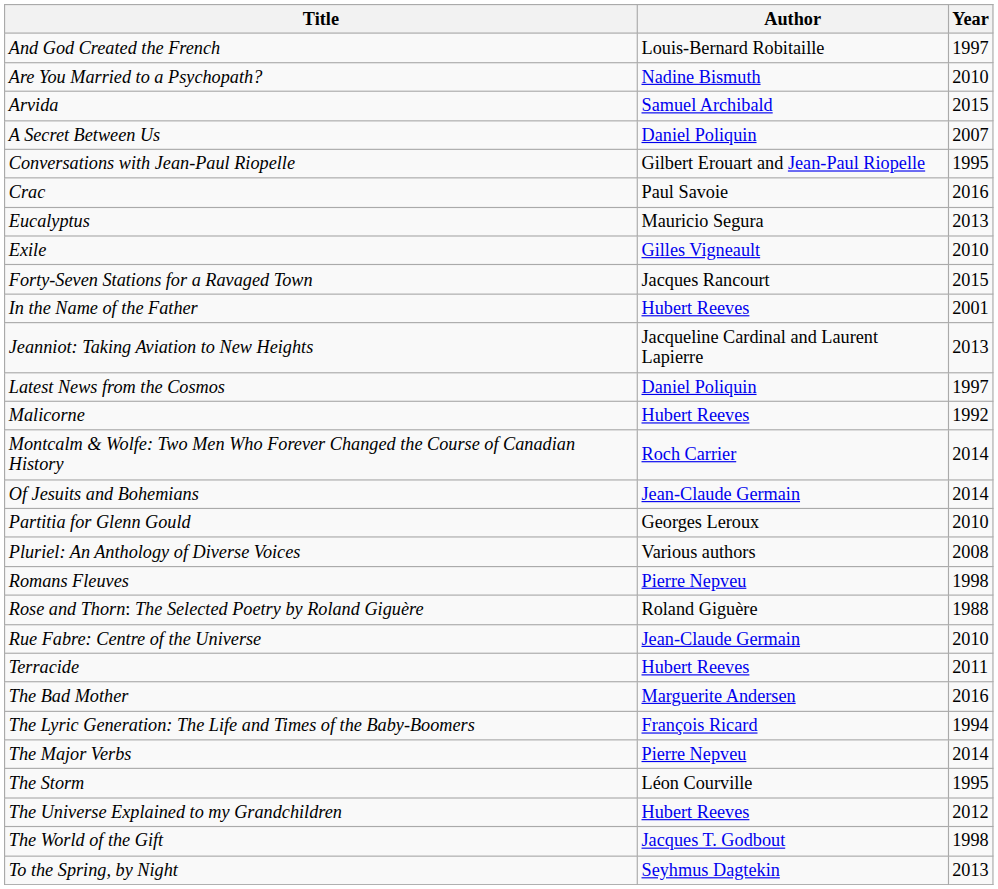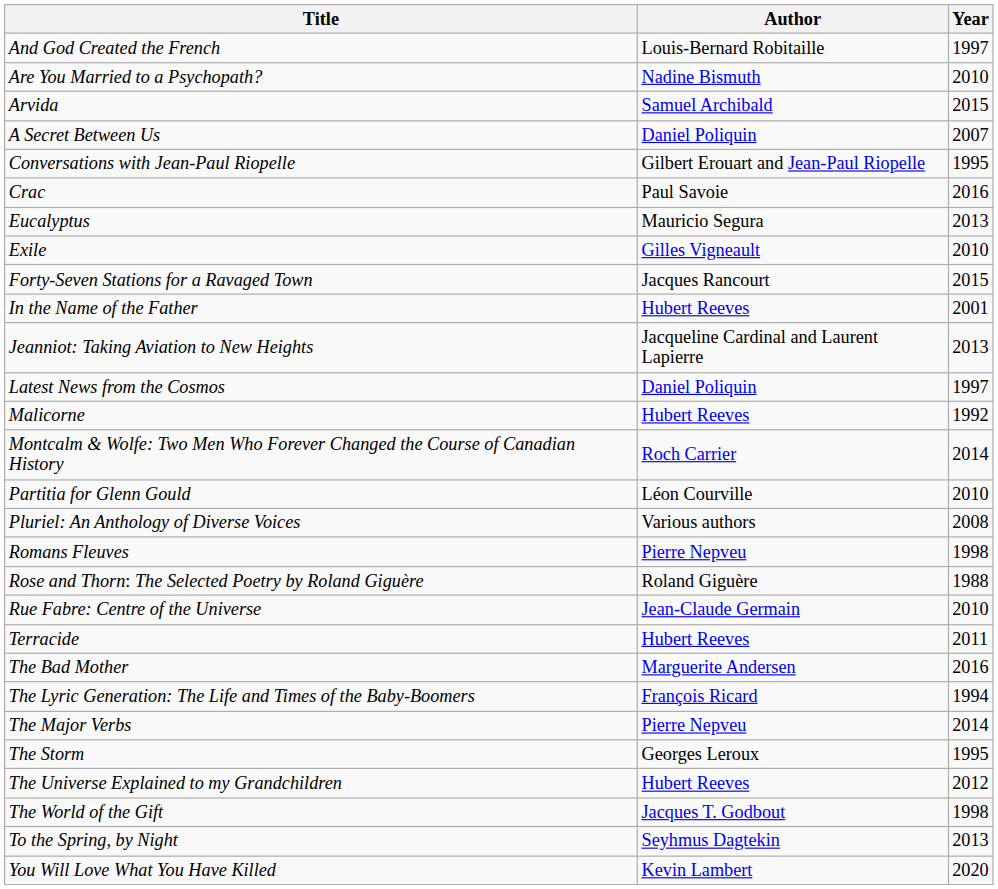- row: (104, 493)
(700, 522) Georges Leroux -> (697, 493) Léon Courville
(697, 783) Léon Courville -> (700, 754) Georges Leroux
+ row: (142, 869)
